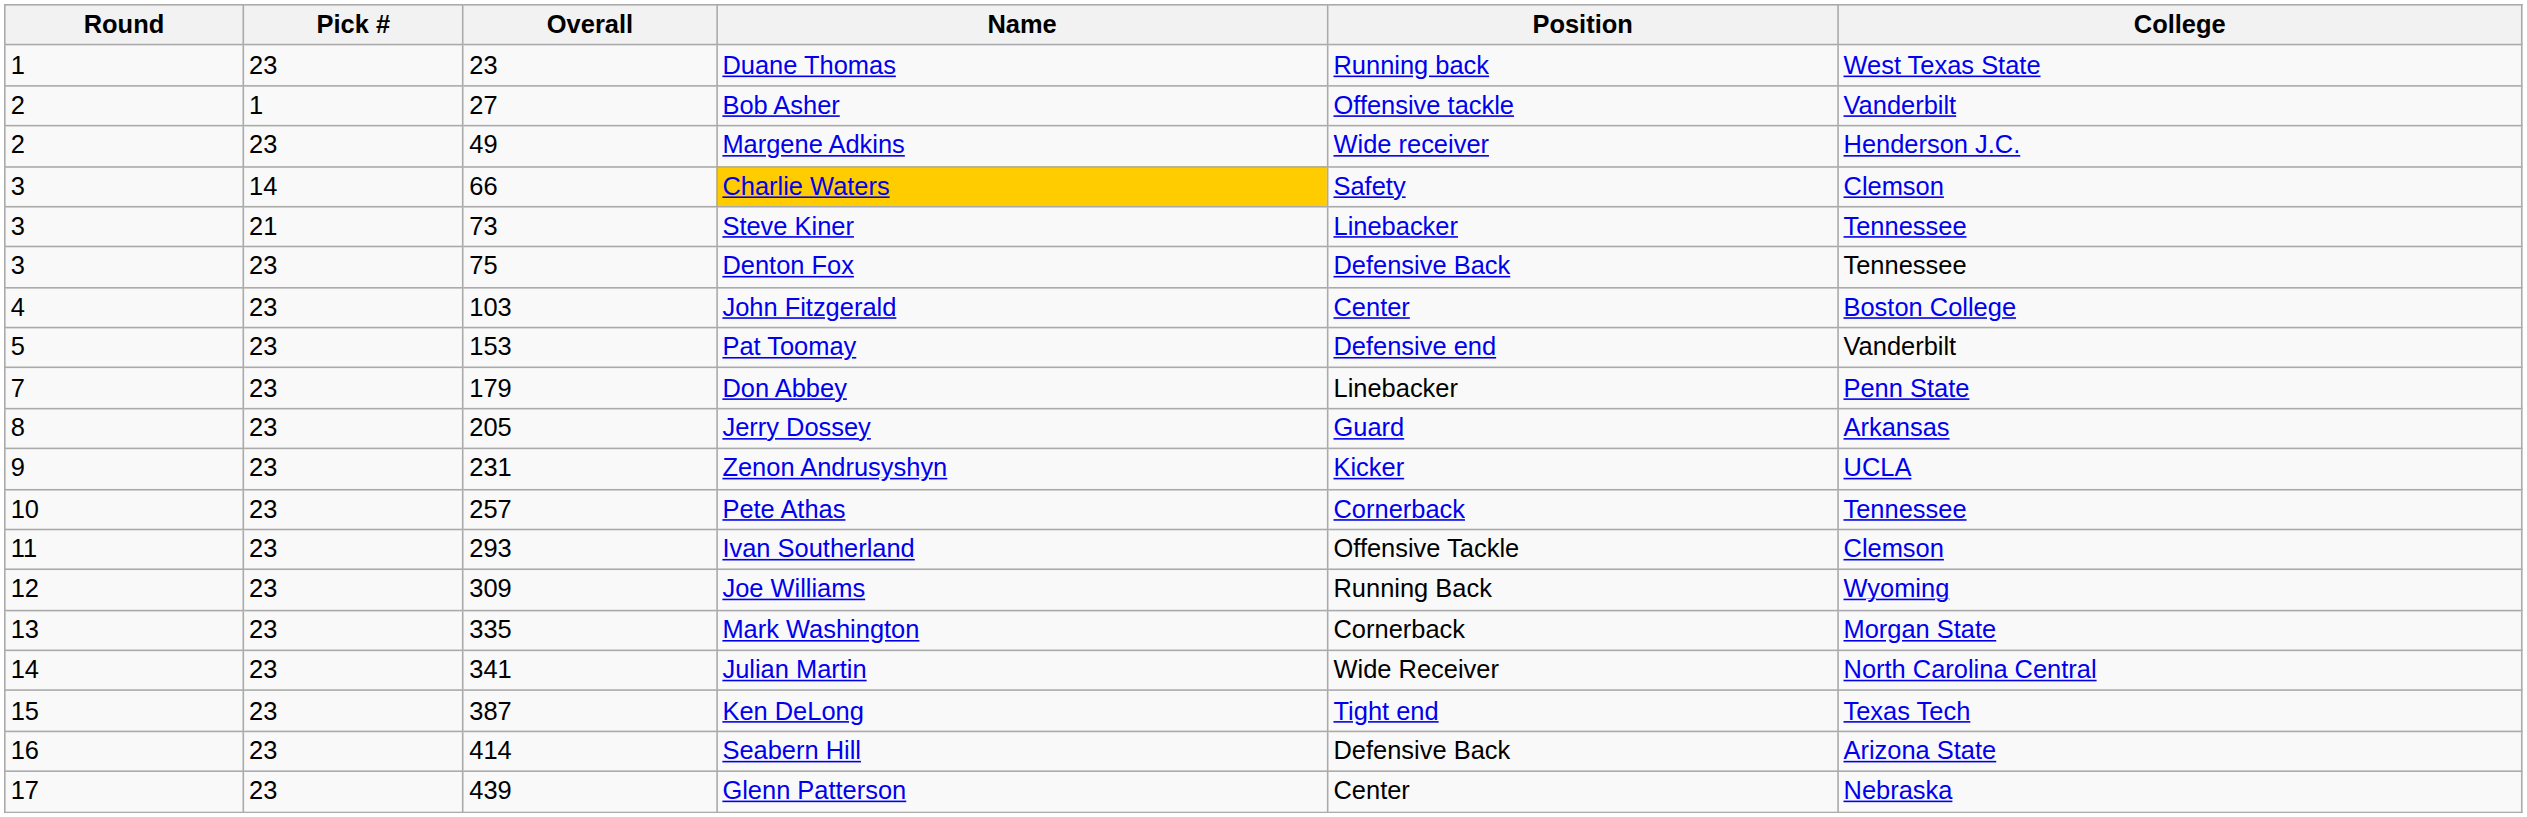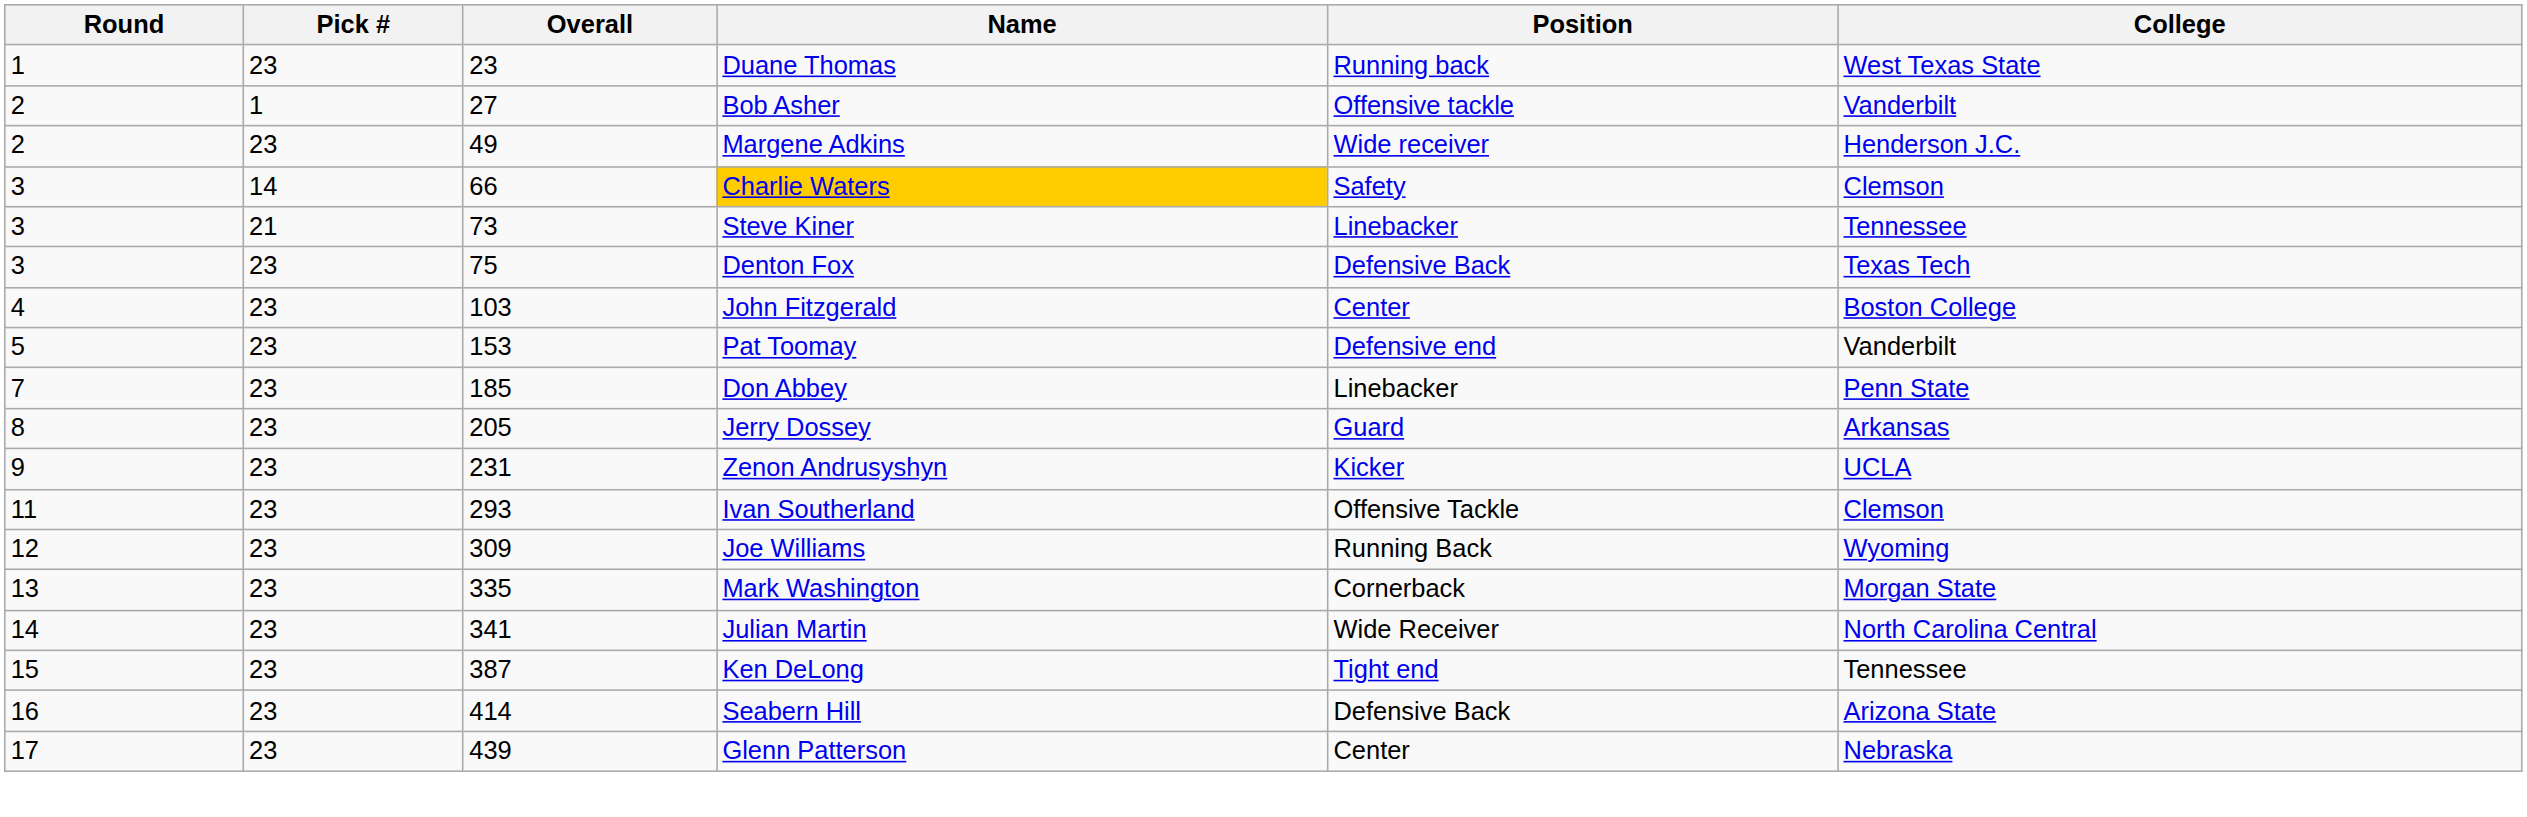(1905, 266) Tennessee -> (1907, 266) Texas Tech
(491, 387) 179 -> (491, 387) 185
- row: (784, 508)
(1907, 710) Texas Tech -> (1905, 670) Tennessee
